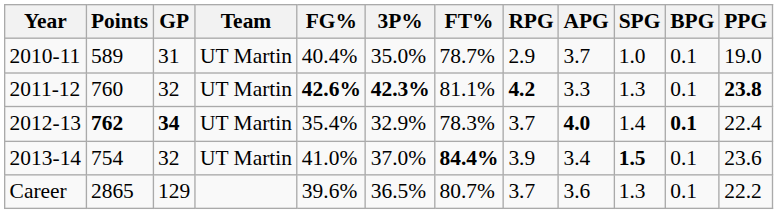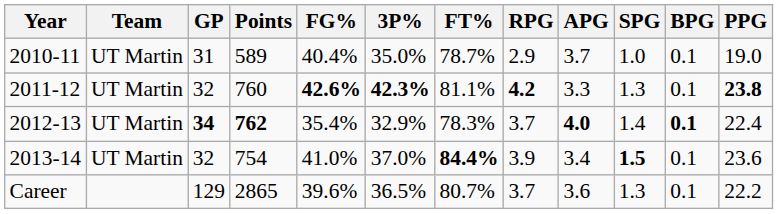columns swapped: (246, 21) <-> (120, 21)
